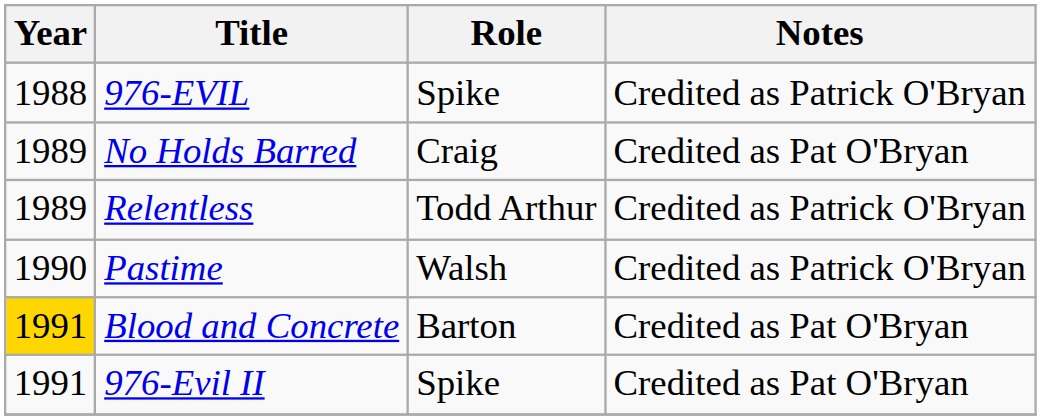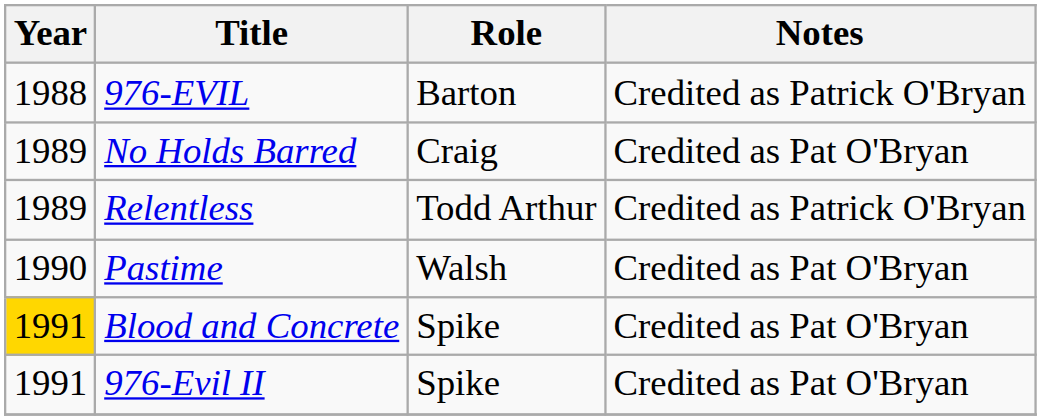(458, 92) Spike -> (466, 92) Barton
(820, 267) Credited as Patrick O'Bryan -> (791, 267) Credited as Pat O'Bryan
(466, 325) Barton -> (458, 325) Spike
